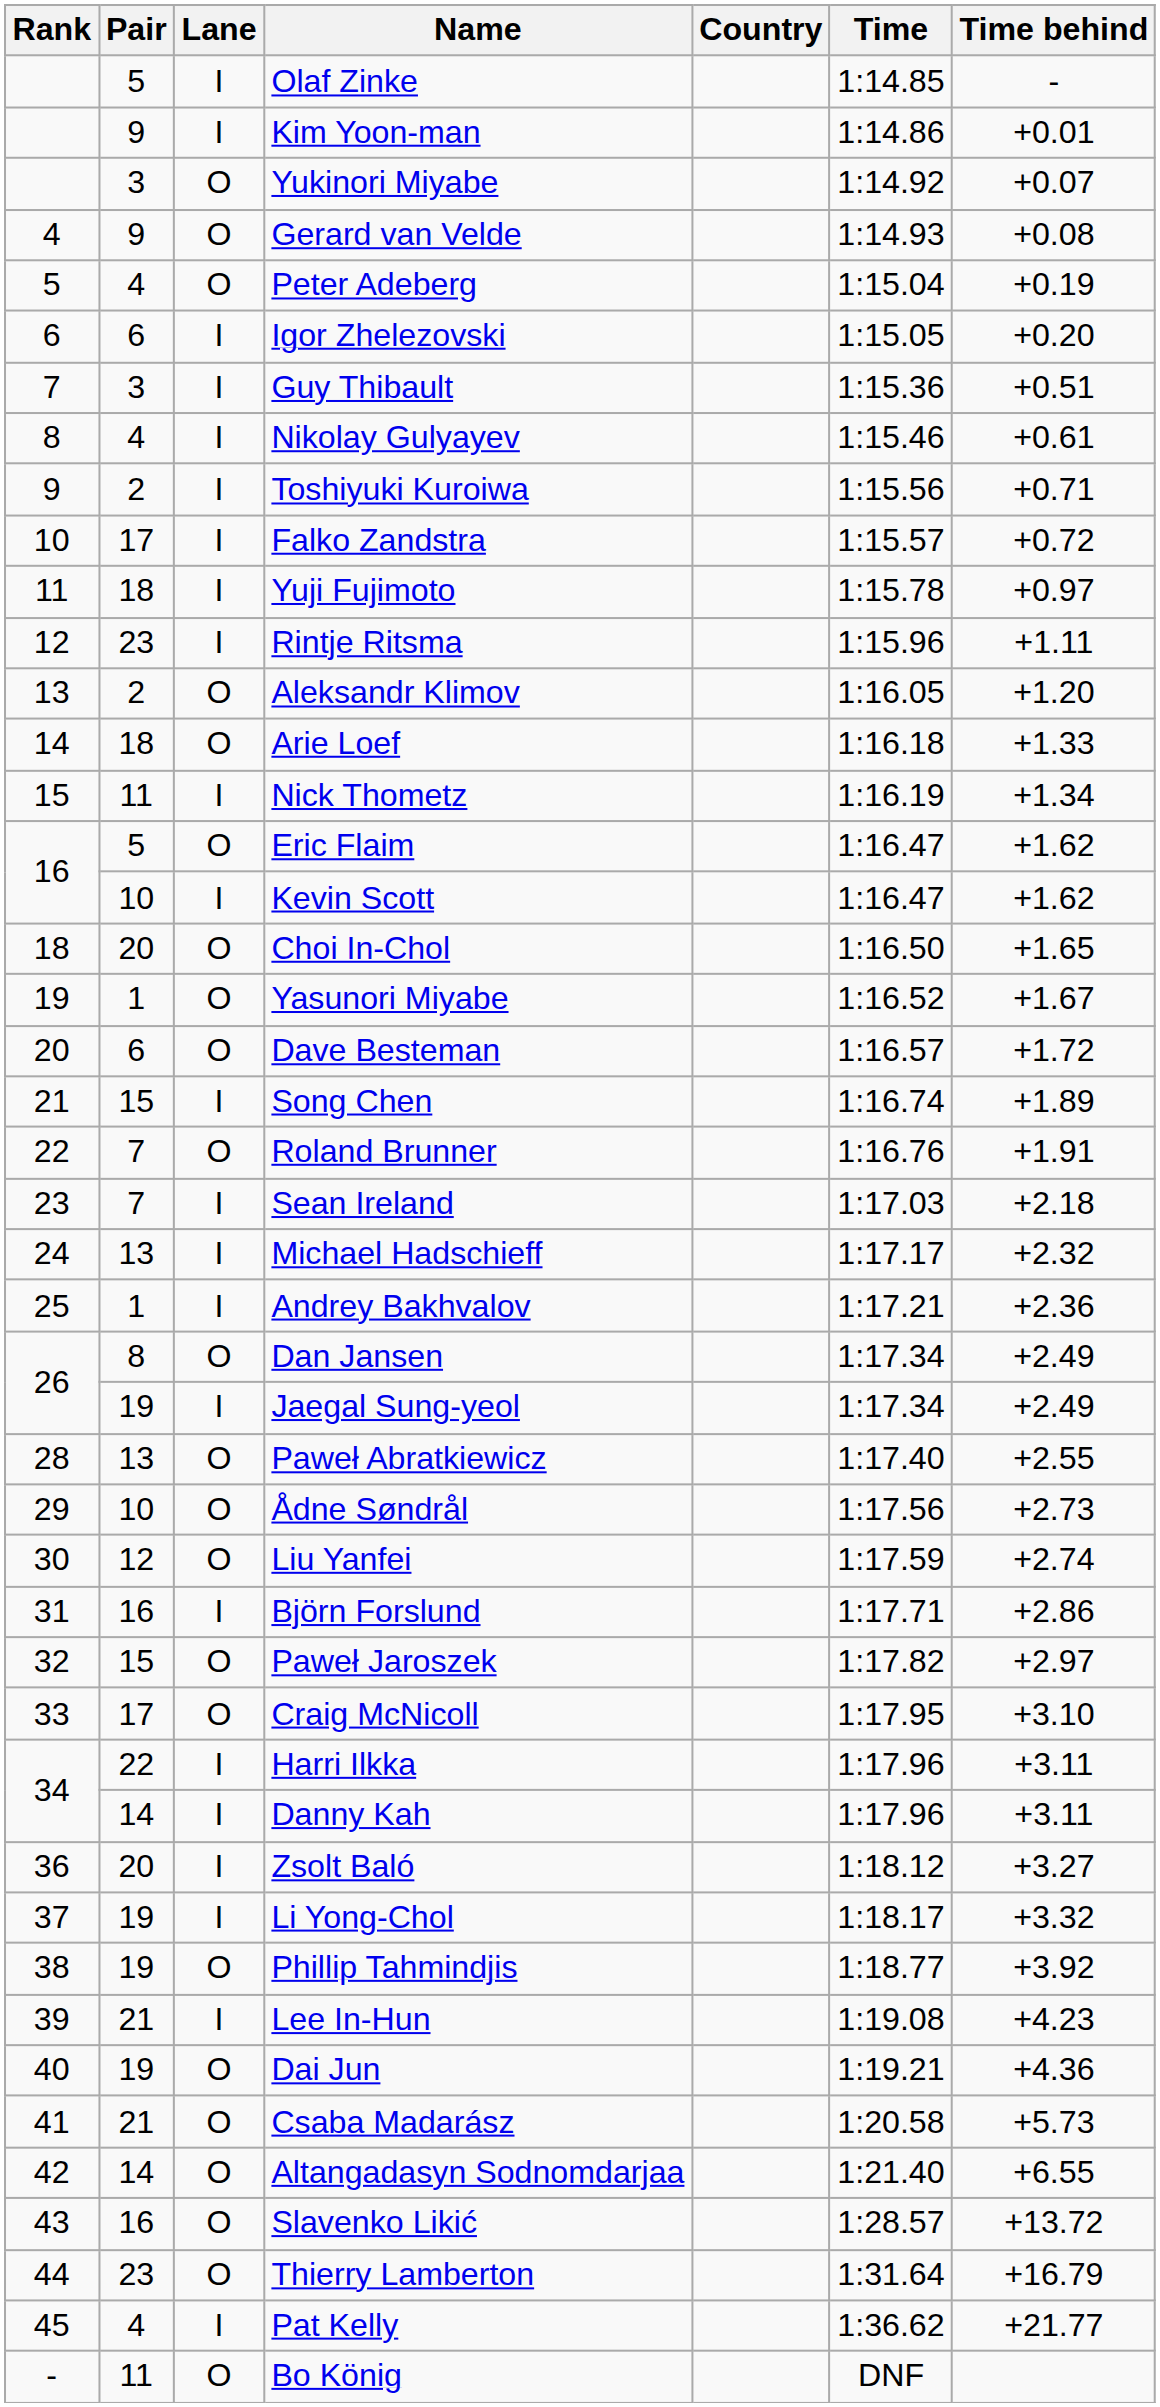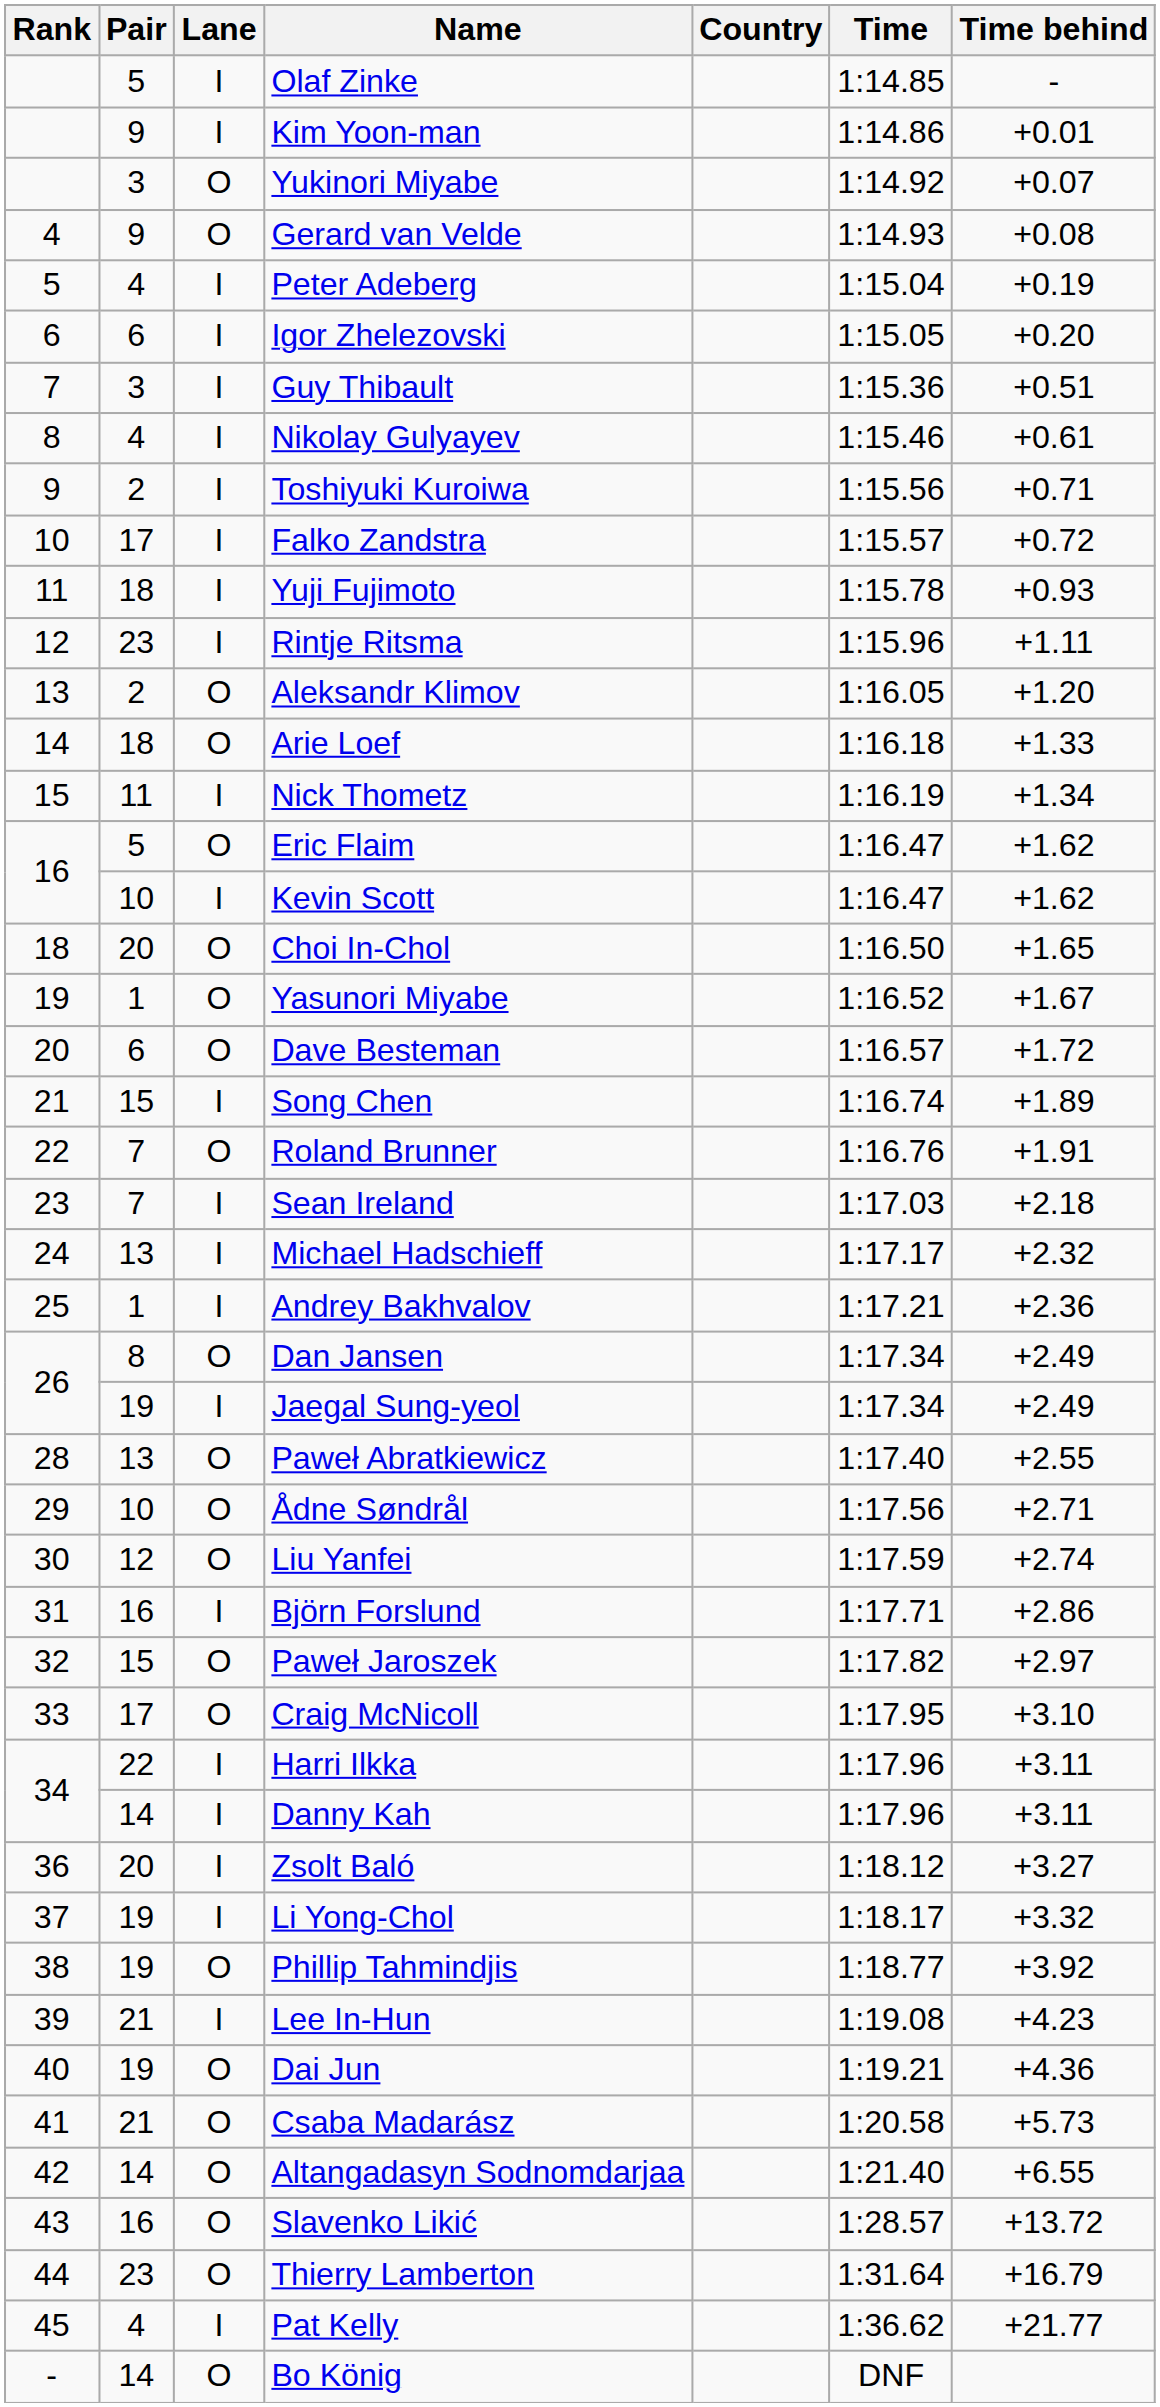(219, 285) O -> (219, 285) I
(1054, 591) +0.97 -> (1054, 591) +0.93
(1054, 1509) +2.73 -> (1054, 1509) +2.71
(136, 2376) 11 -> (136, 2376) 14
